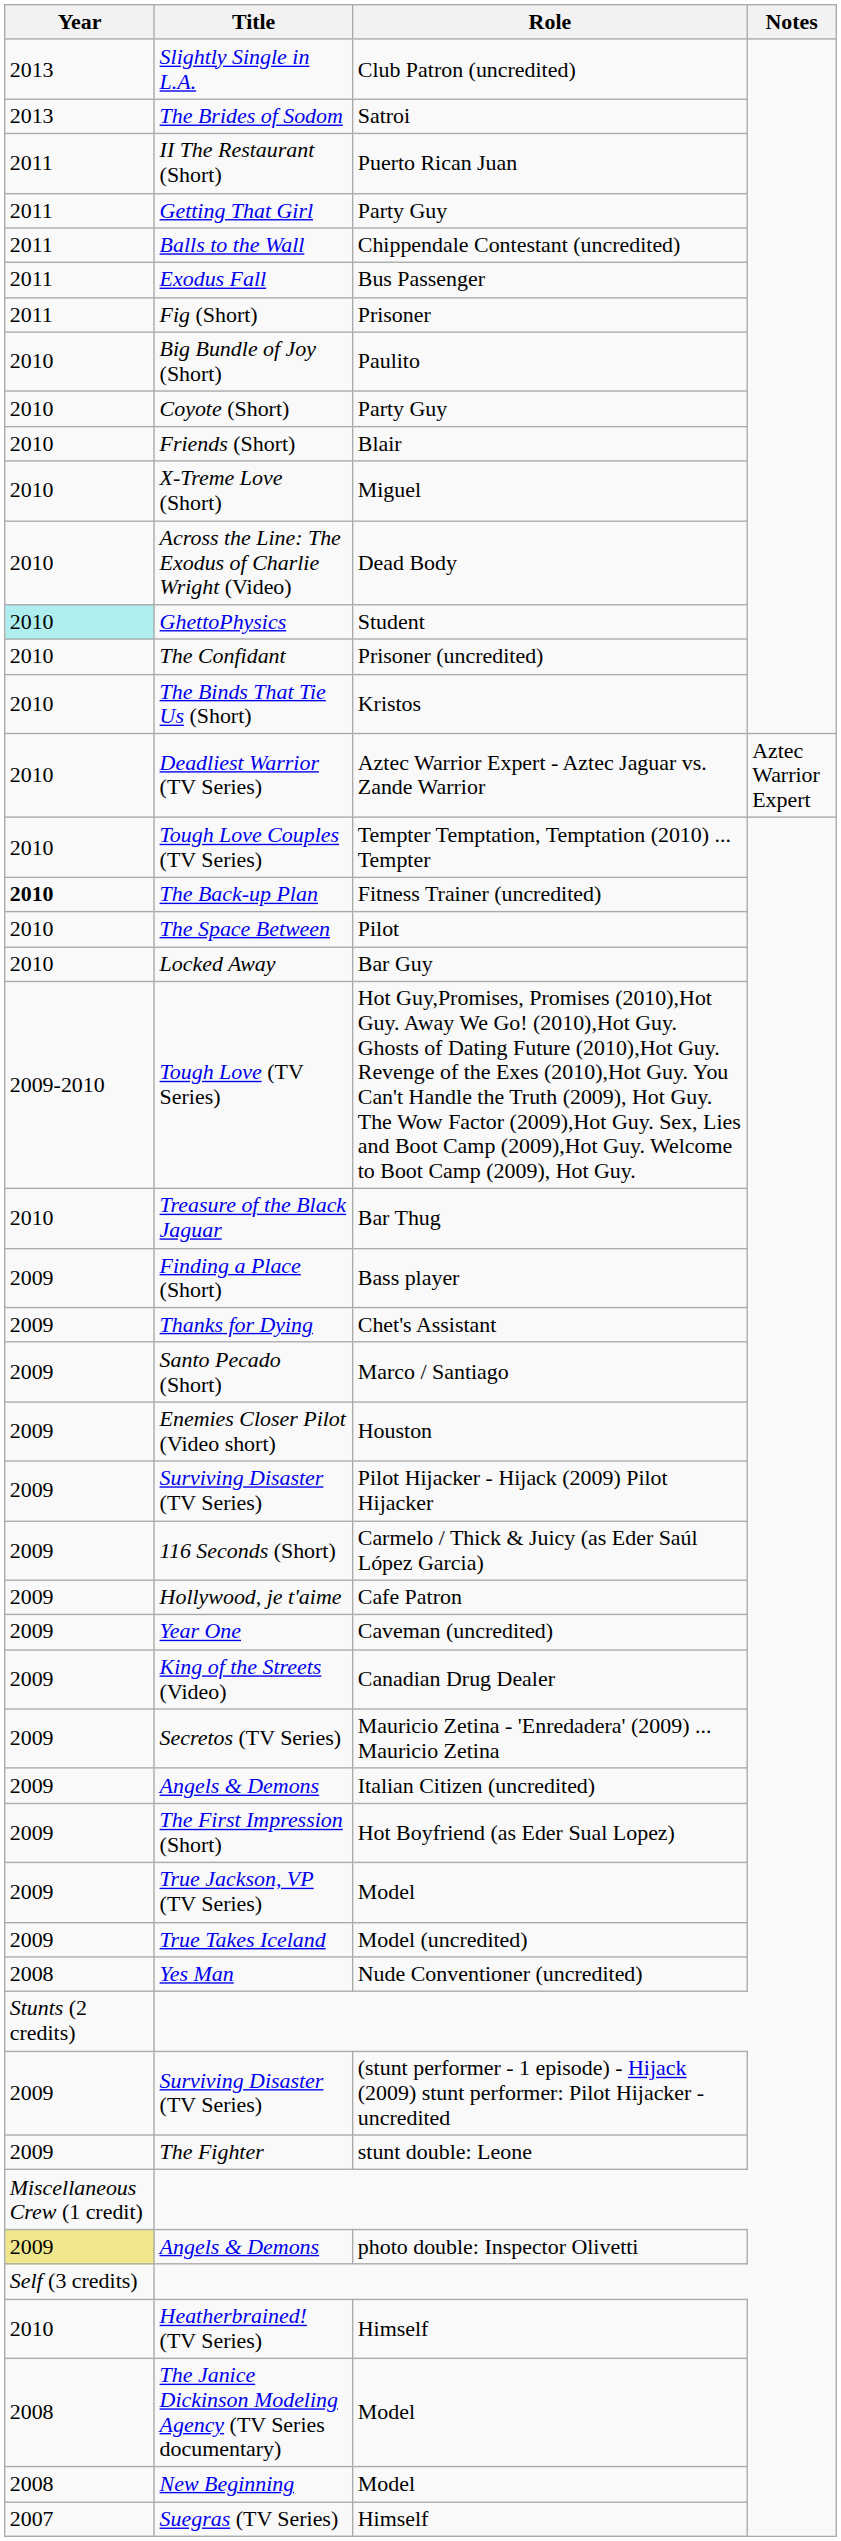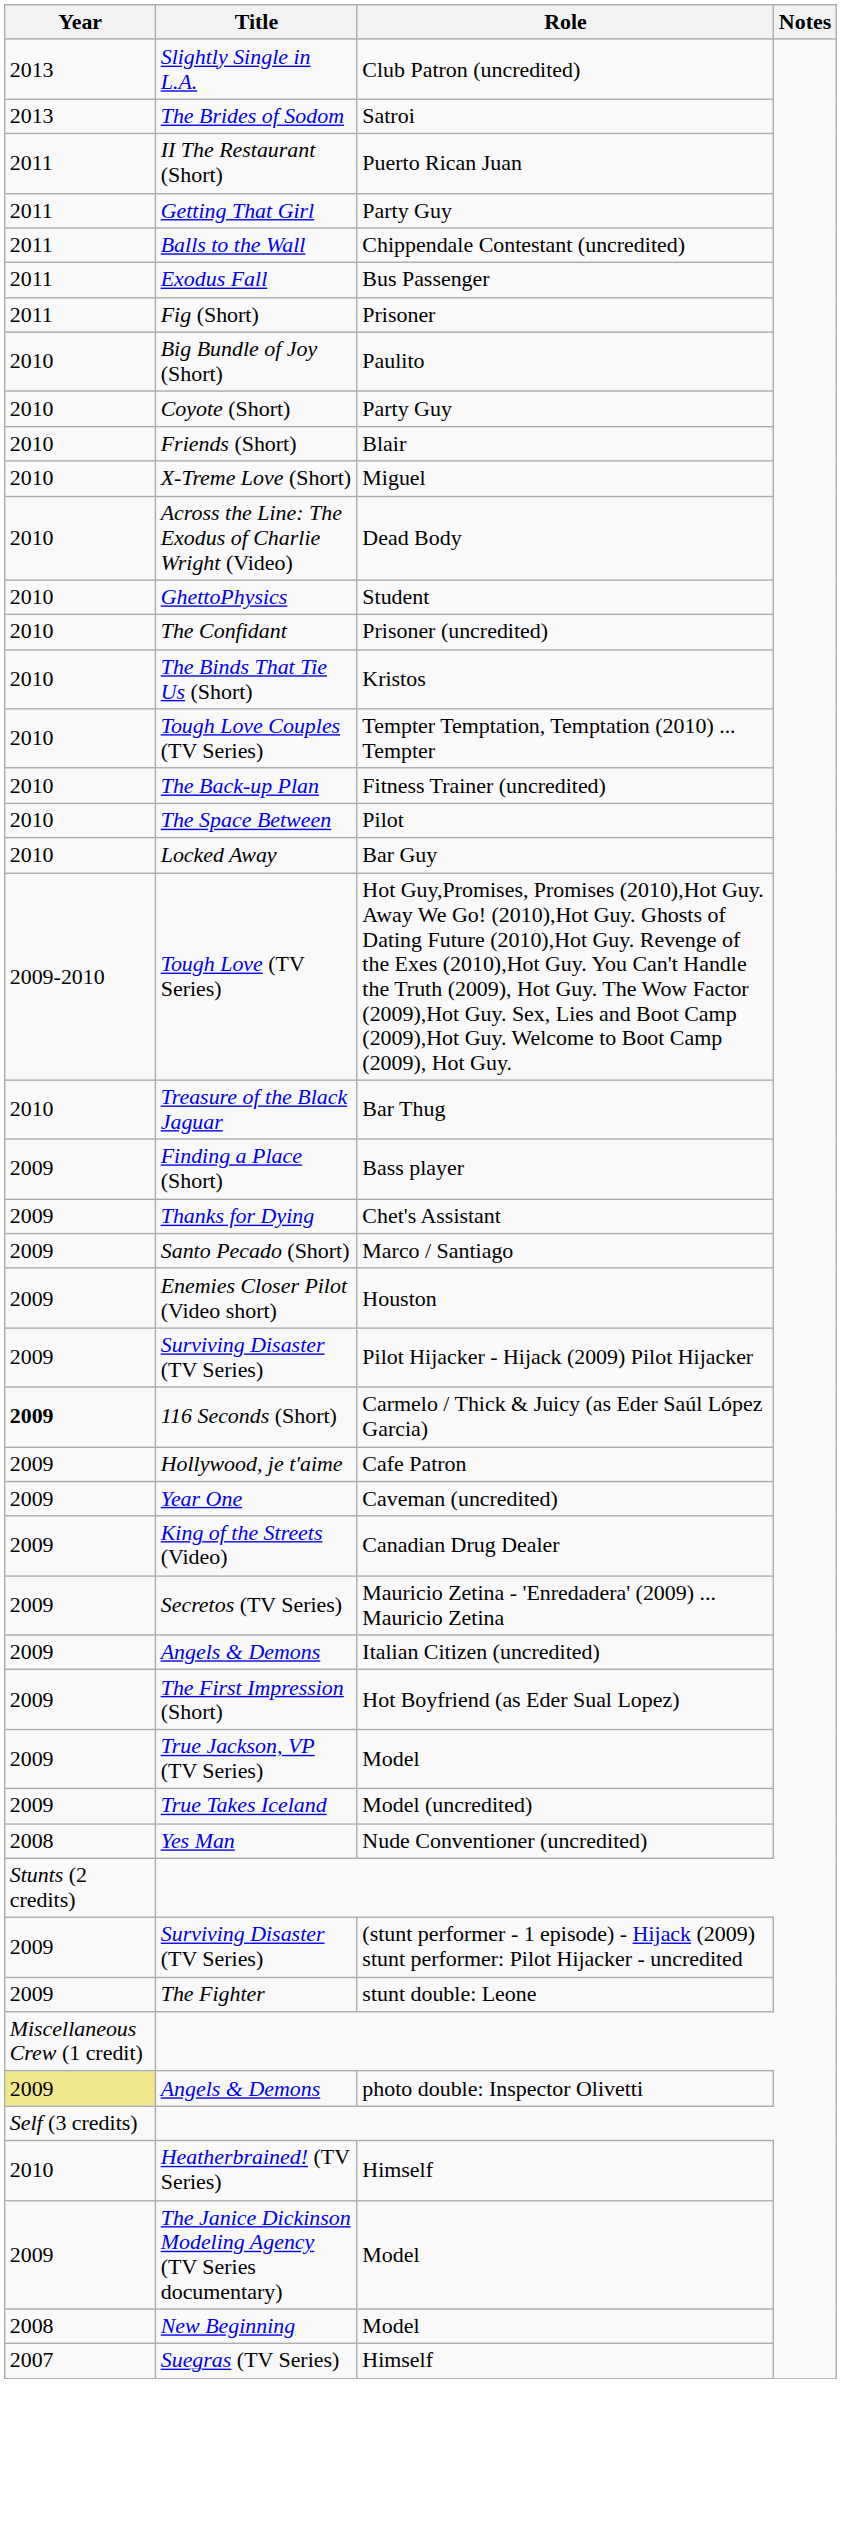(32, 621) paleturquoise background -> (32, 597) no background
- row: (239, 775)
(32, 894) bold -> (32, 785) normal
(32, 1550) normal -> (32, 1416) bold
(32, 2412) 2008 -> (32, 2254) 2009
